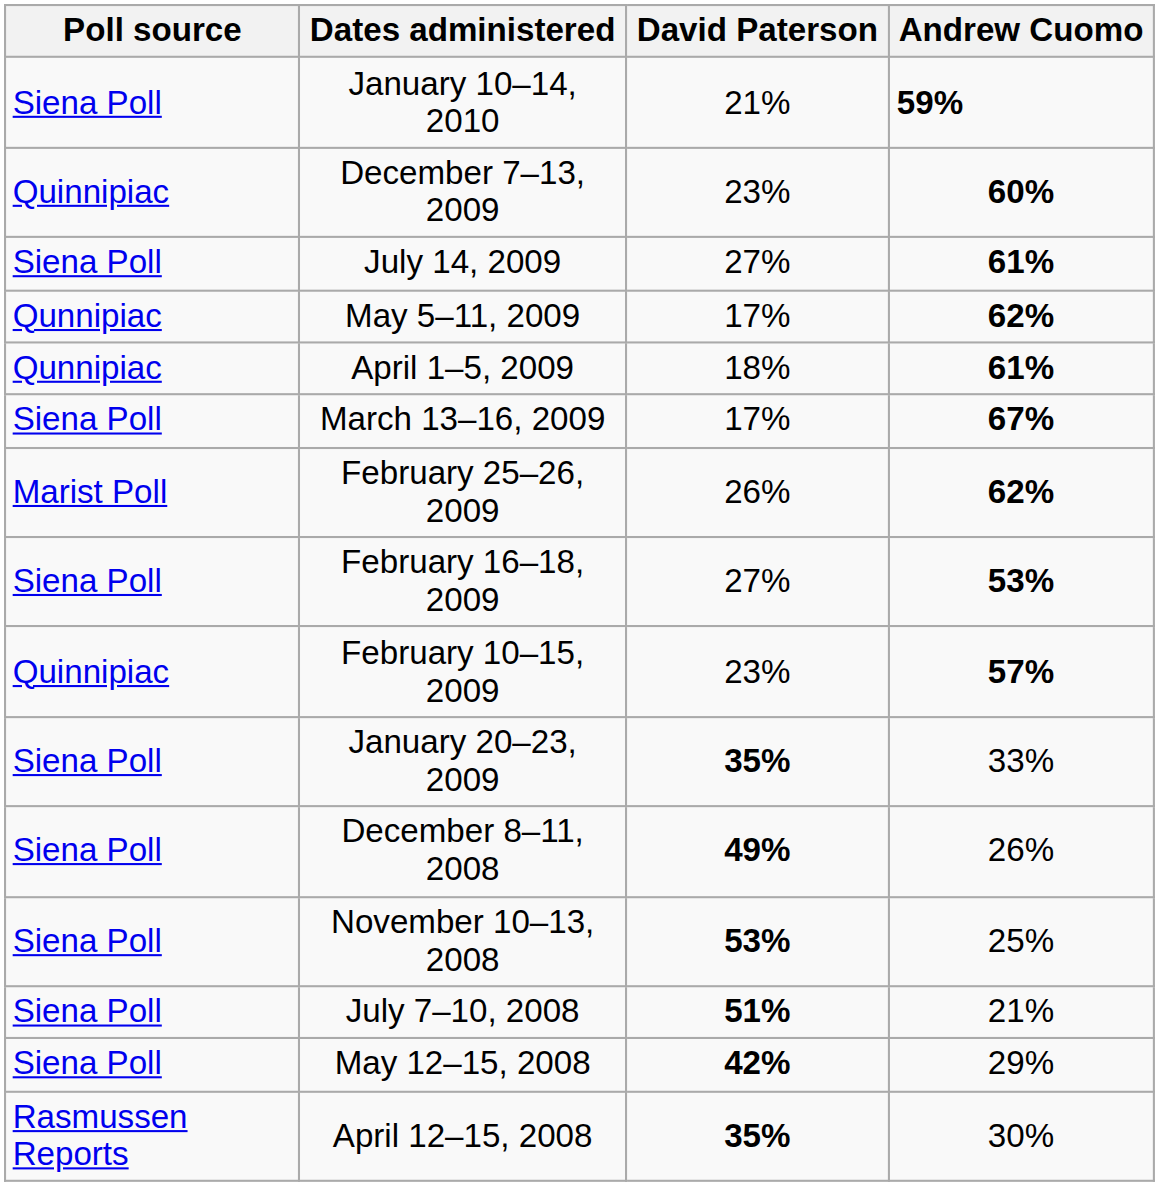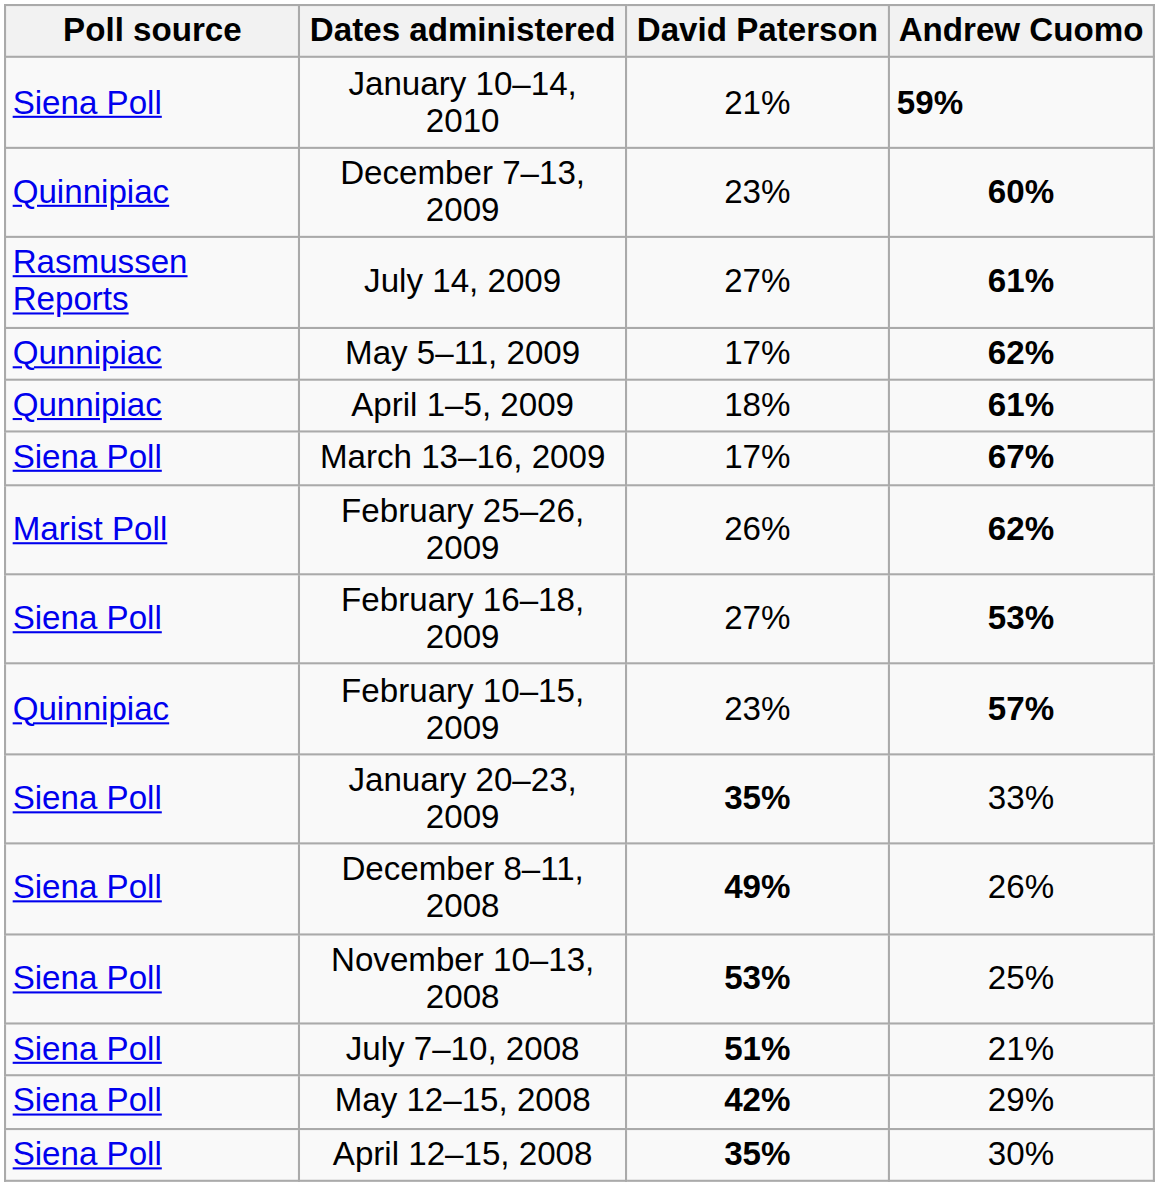(87, 262) Siena Poll -> (100, 281) Rasmussen Reports
(100, 1135) Rasmussen Reports -> (87, 1153) Siena Poll
